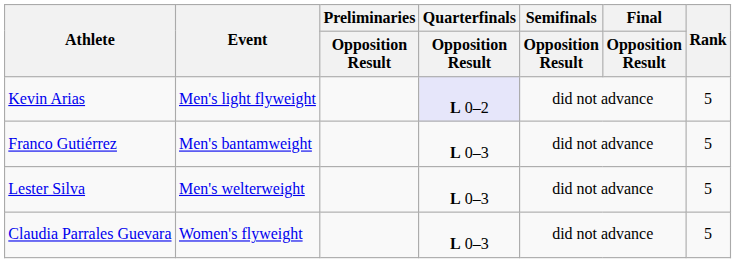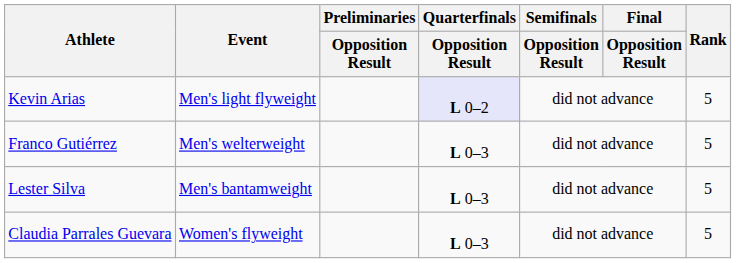(245, 144) Men's bantamweight -> (242, 144) Men's welterweight
(242, 189) Men's welterweight -> (245, 189) Men's bantamweight
